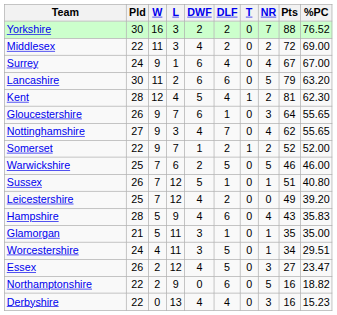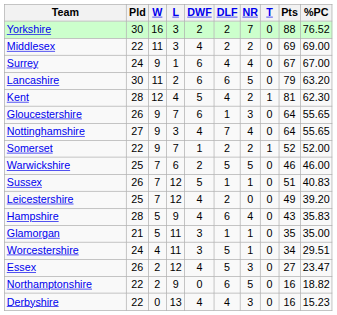columns swapped: (249, 13) <-> (269, 13)
(290, 47) 72 -> (290, 47) 69
(290, 132) 62 -> (290, 132) 64
(316, 183) 40.80 -> (316, 183) 40.83
